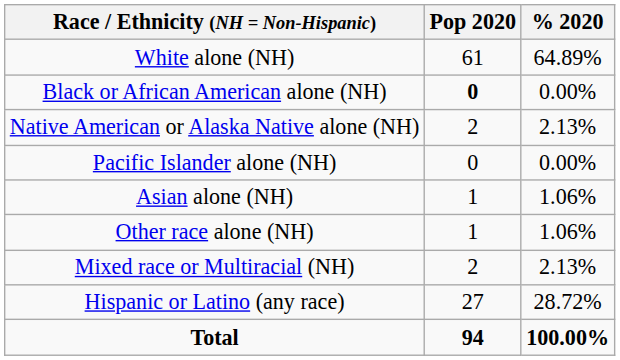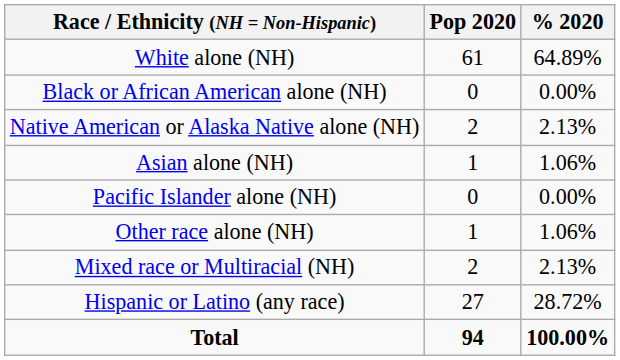(473, 92) bold -> (473, 92) normal
rows swapped: (215, 197) <-> (215, 162)
